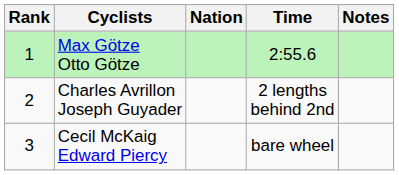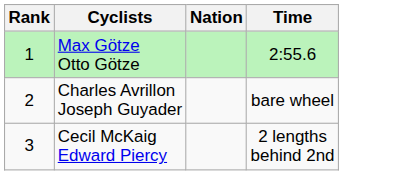- column: (366, 17)
(293, 100) 2 lengths behind 2nd -> (293, 100) bare wheel
(293, 146) bare wheel -> (293, 146) 2 lengths behind 2nd
